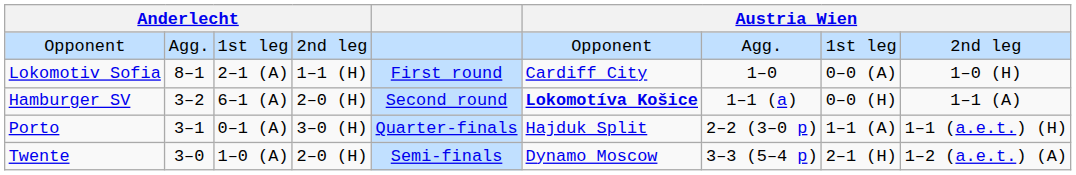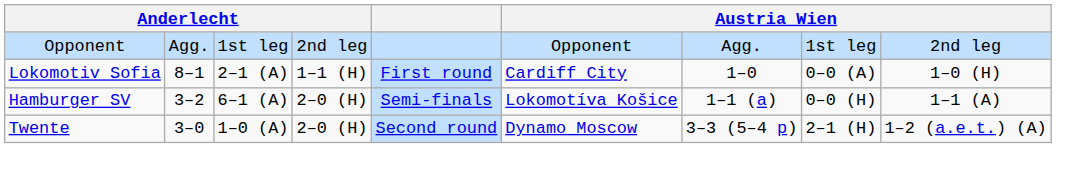(447, 101) Second round -> (436, 101) Semi-finals
(612, 101) bold -> (592, 101) normal
- row: (34, 129)
(447, 156) Semi-finals -> (436, 129) Second round
